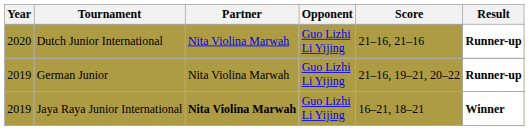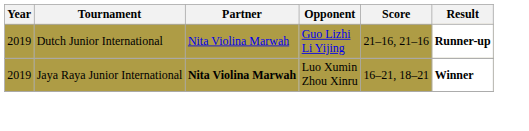(19, 41) 2020 -> (19, 41) 2019
- row: (72, 75)
(326, 109) Guo Lizhi Li Yijing -> (330, 75) Luo Xumin Zhou Xinru
